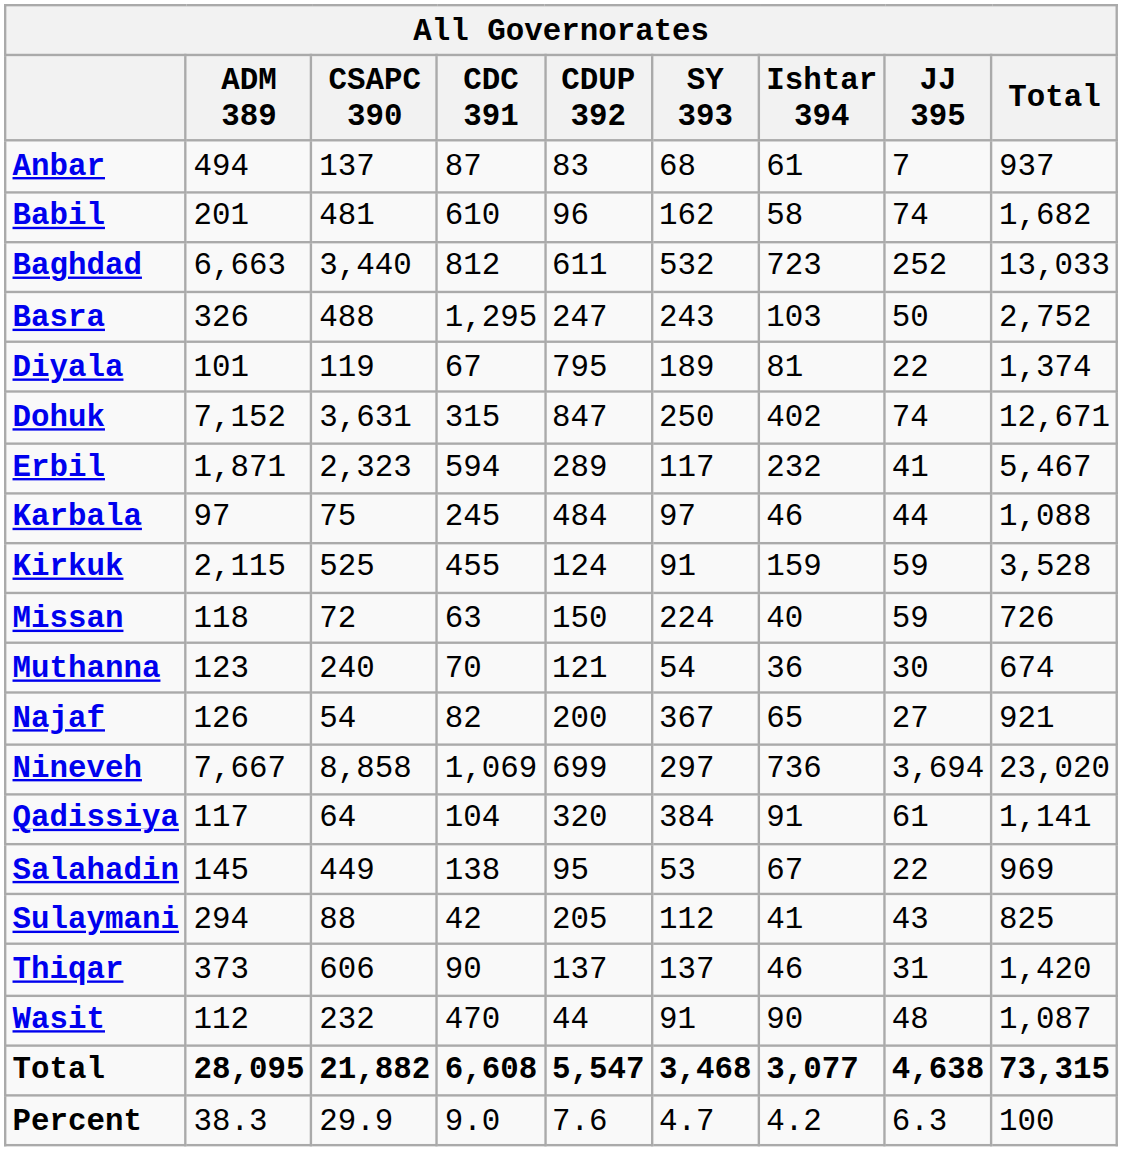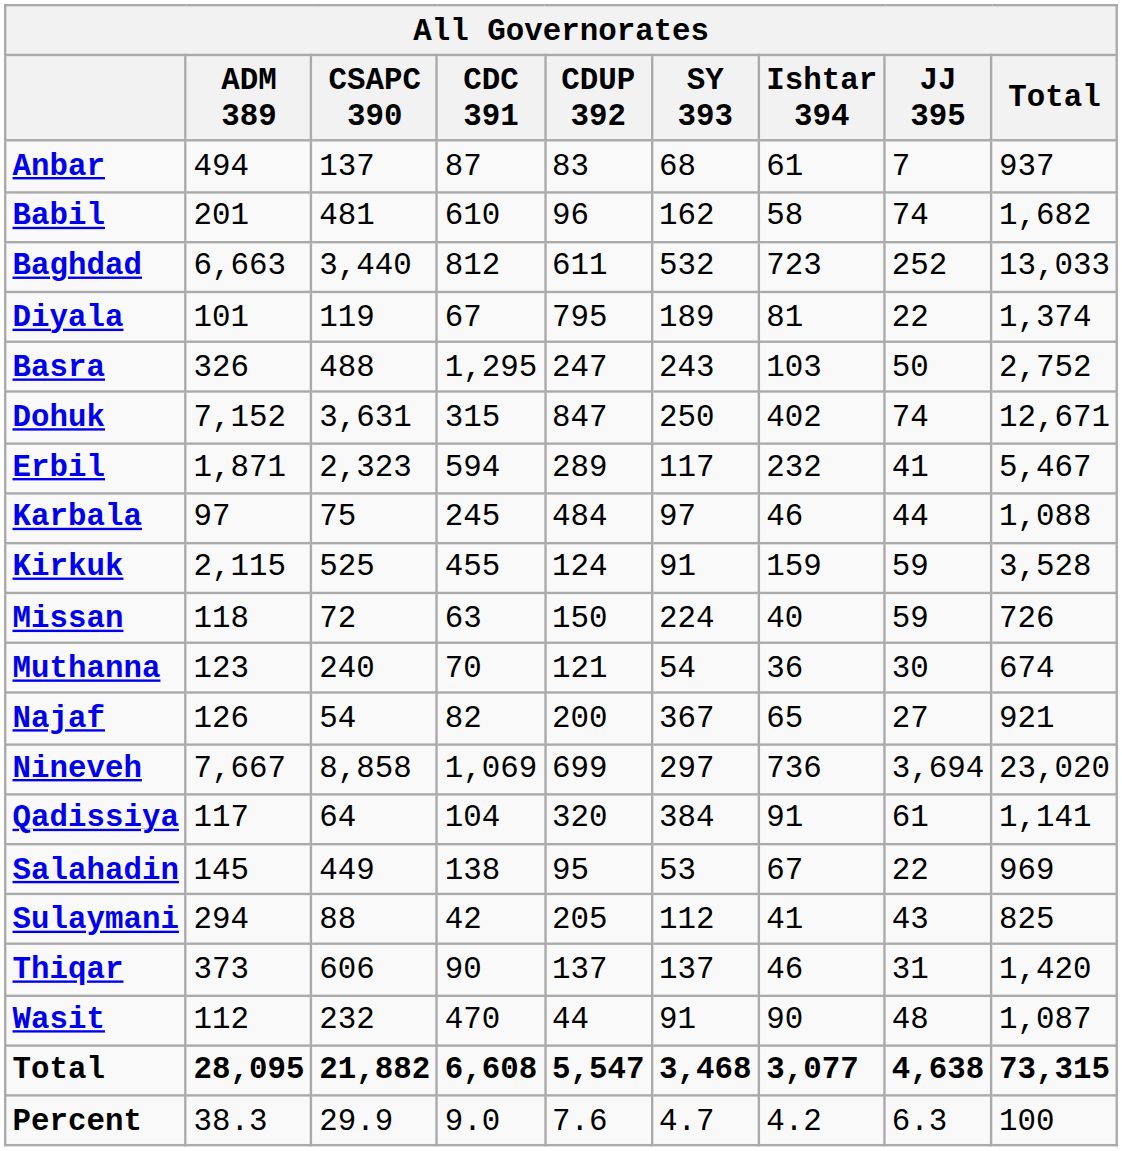rows swapped: (59, 317) <-> (68, 367)
